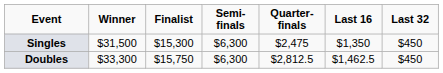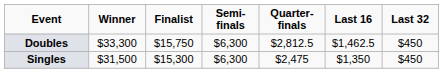rows swapped: (46, 43) <-> (46, 60)
